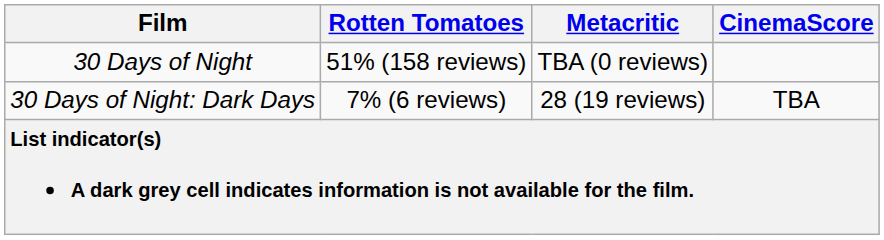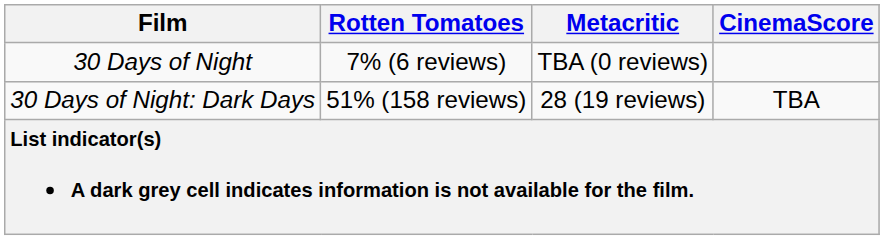(426, 61) 51% (158 reviews) -> (426, 61) 7% (6 reviews)
(426, 100) 7% (6 reviews) -> (426, 100) 51% (158 reviews)
